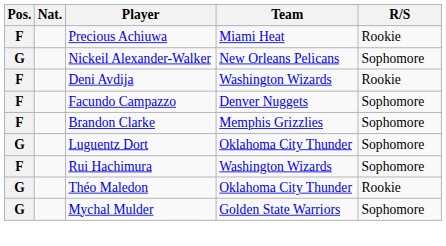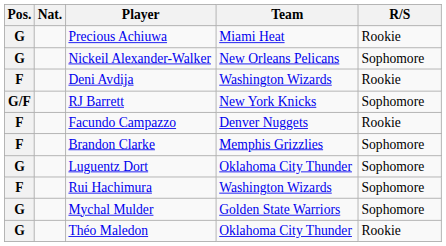(19, 36) F -> (19, 36) G
+ row: (96, 101)
(393, 101) Sophomore -> (381, 123) Rookie
rows swapped: (108, 187) <-> (111, 209)
